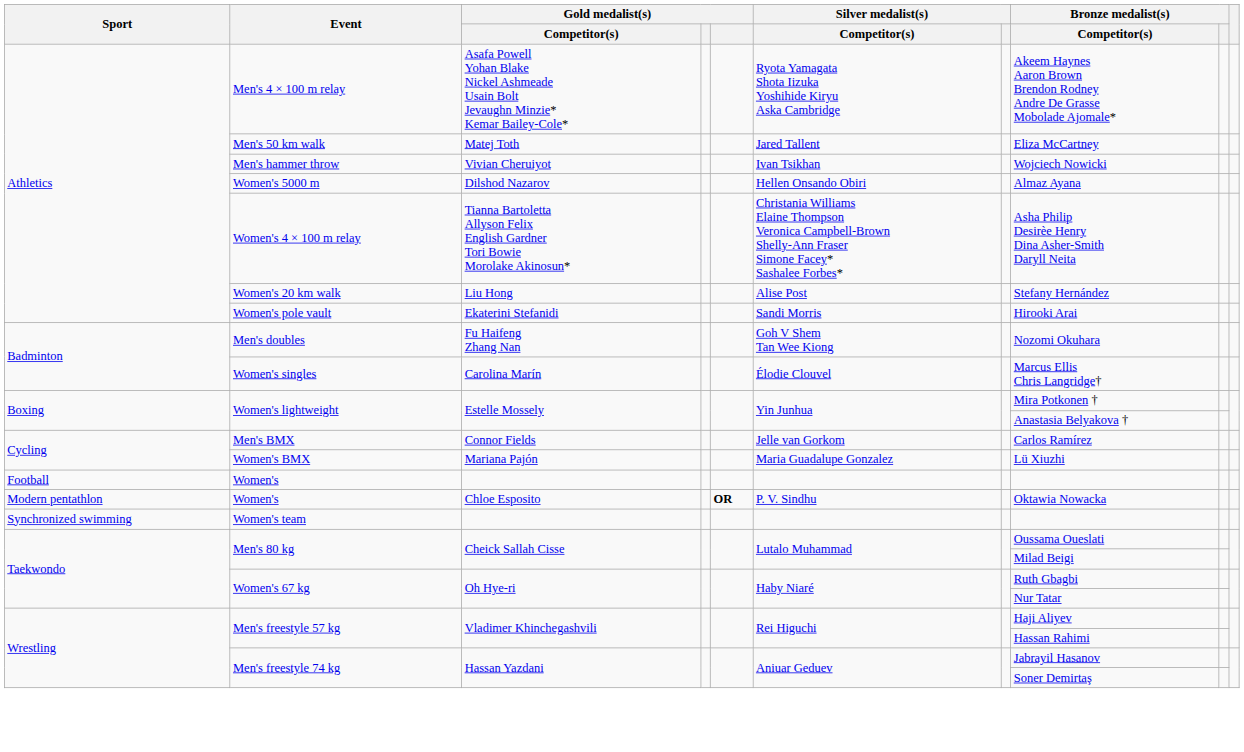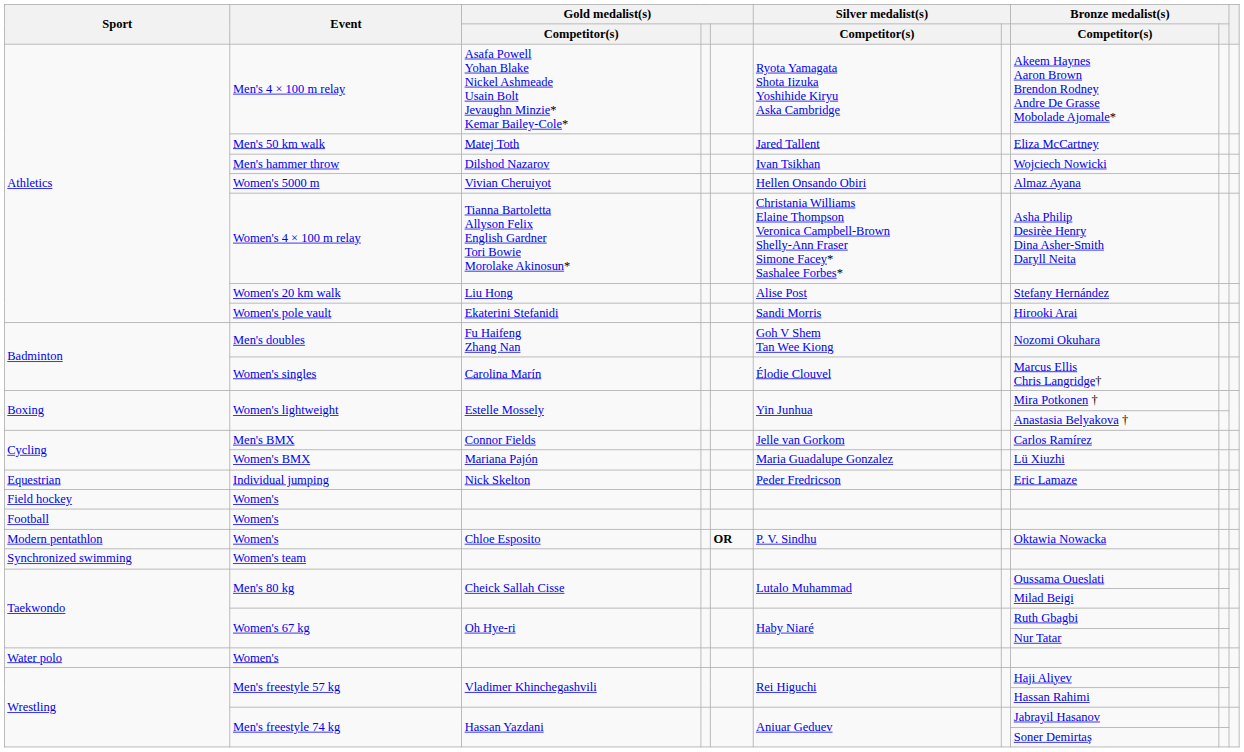(508, 163) Vivian Cheruiyot -> (507, 163) Dilshod Nazarov
(507, 183) Dilshod Nazarov -> (508, 183) Vivian Cheruiyot
+ row: (34, 479)
+ row: (40, 499)
+ row: (35, 657)
